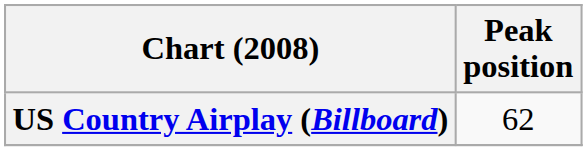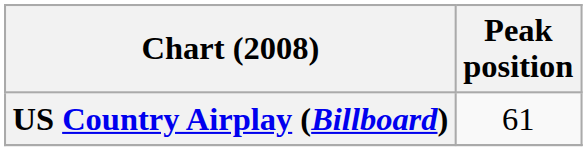(518, 118) 62 -> (518, 118) 61
